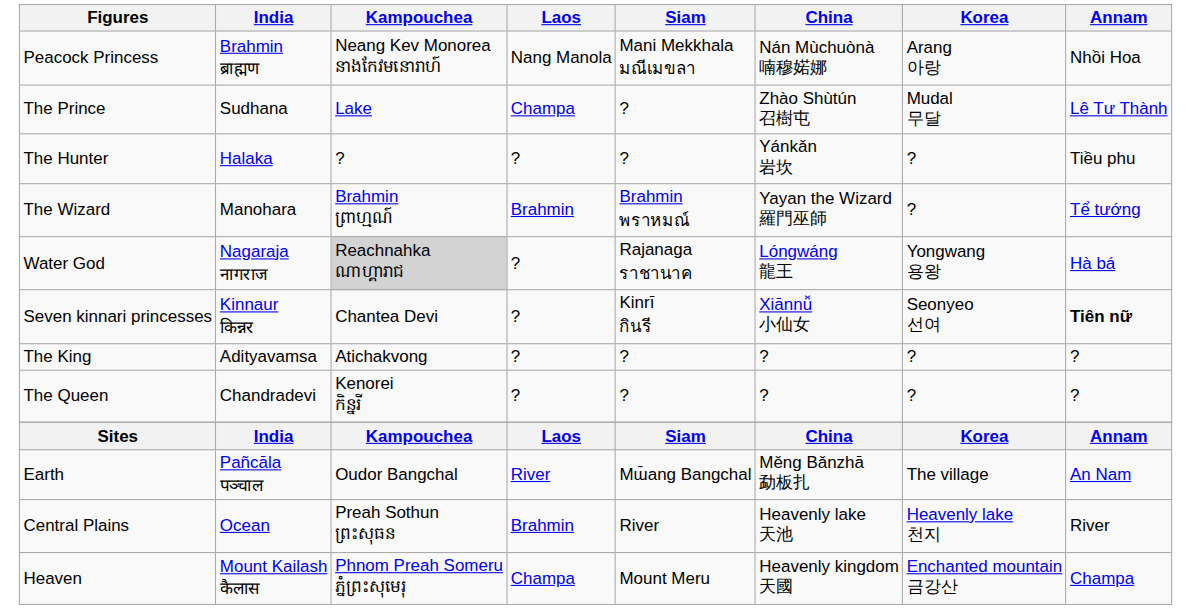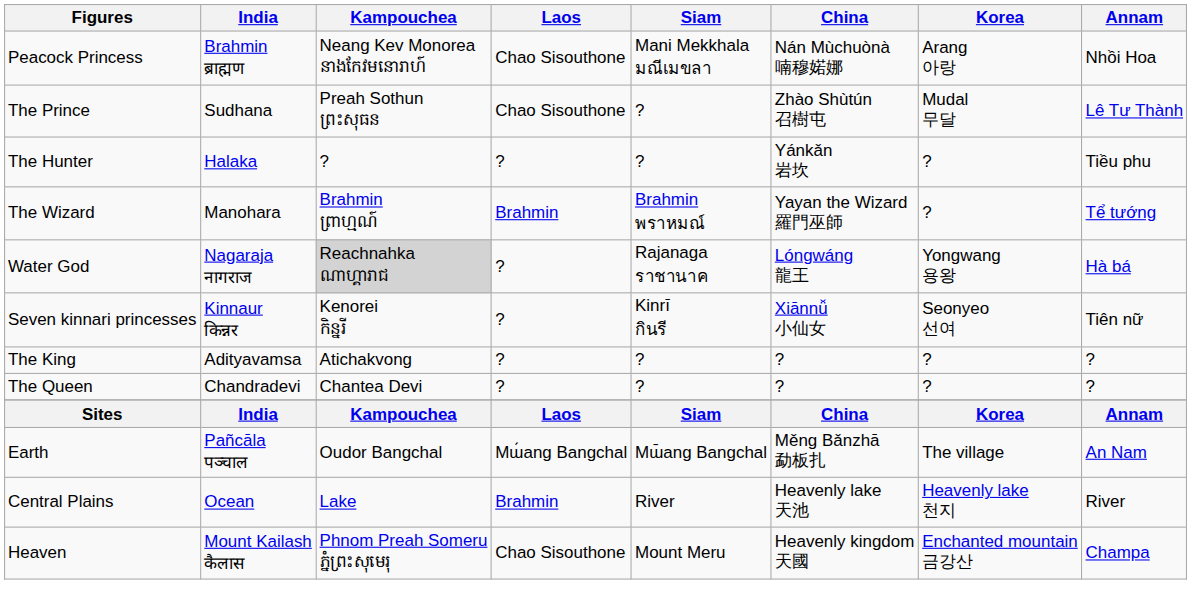(561, 58) Nang Manola -> (560, 58) Chao Sisouthone
(354, 109) Lake -> (371, 108) Preah Sothun ព្រះសុធន
(543, 109) Champa -> (560, 110) Chao Sisouthone
(387, 316) Chantea Devi -> (349, 317) Kenorei កិន្នរី
(1101, 316) bold -> (1115, 319) normal
(364, 394) Kenorei កិន្នរី -> (371, 386) Chantea Devi
(531, 474) River -> (561, 452) Mɯ́ang Bangchal
(387, 523) Preah Sothun ព្រះសុធន -> (338, 501) Lake
(543, 578) Champa -> (560, 552) Chao Sisouthone
